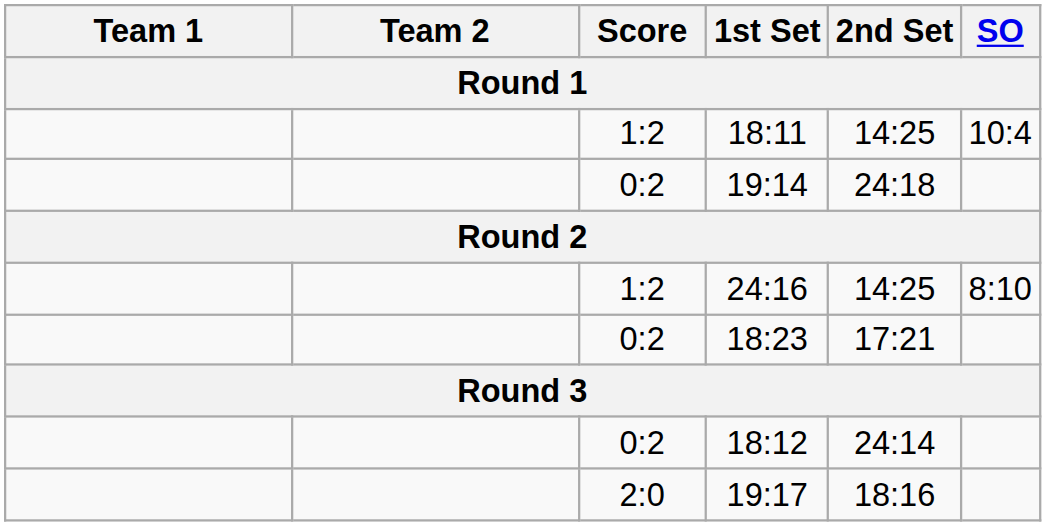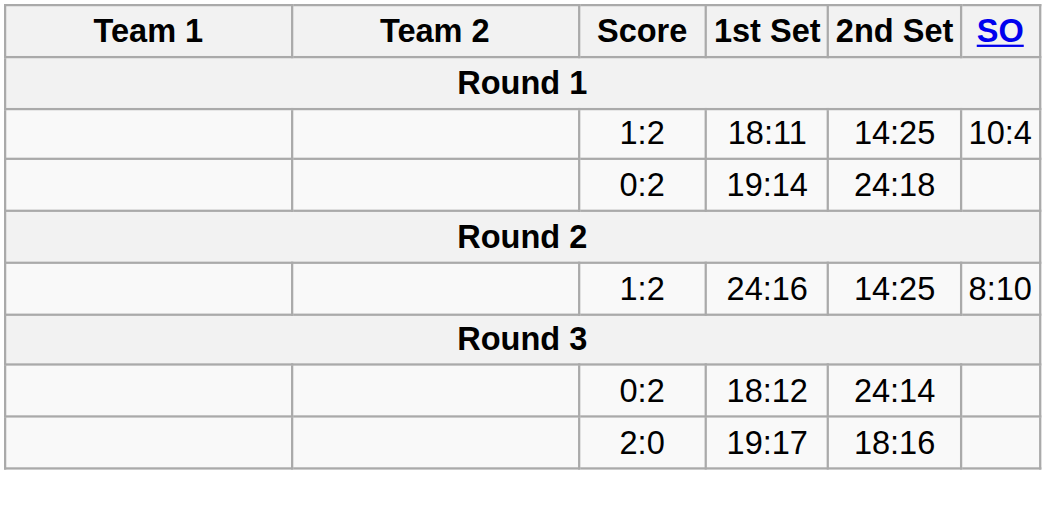- row: (767, 340)
